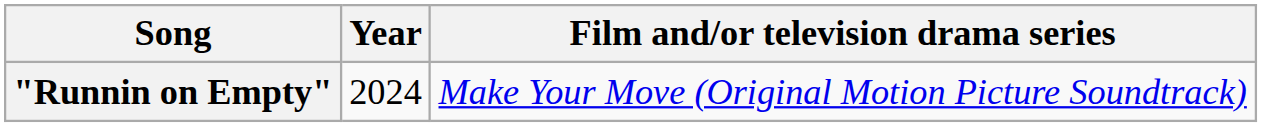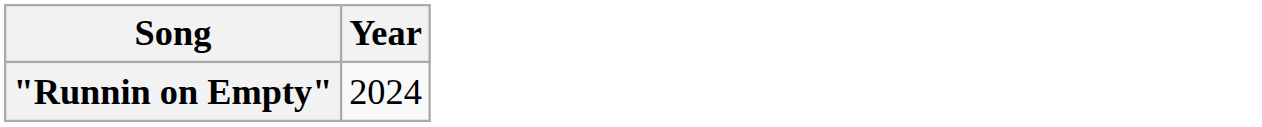- column: (843, 33)
